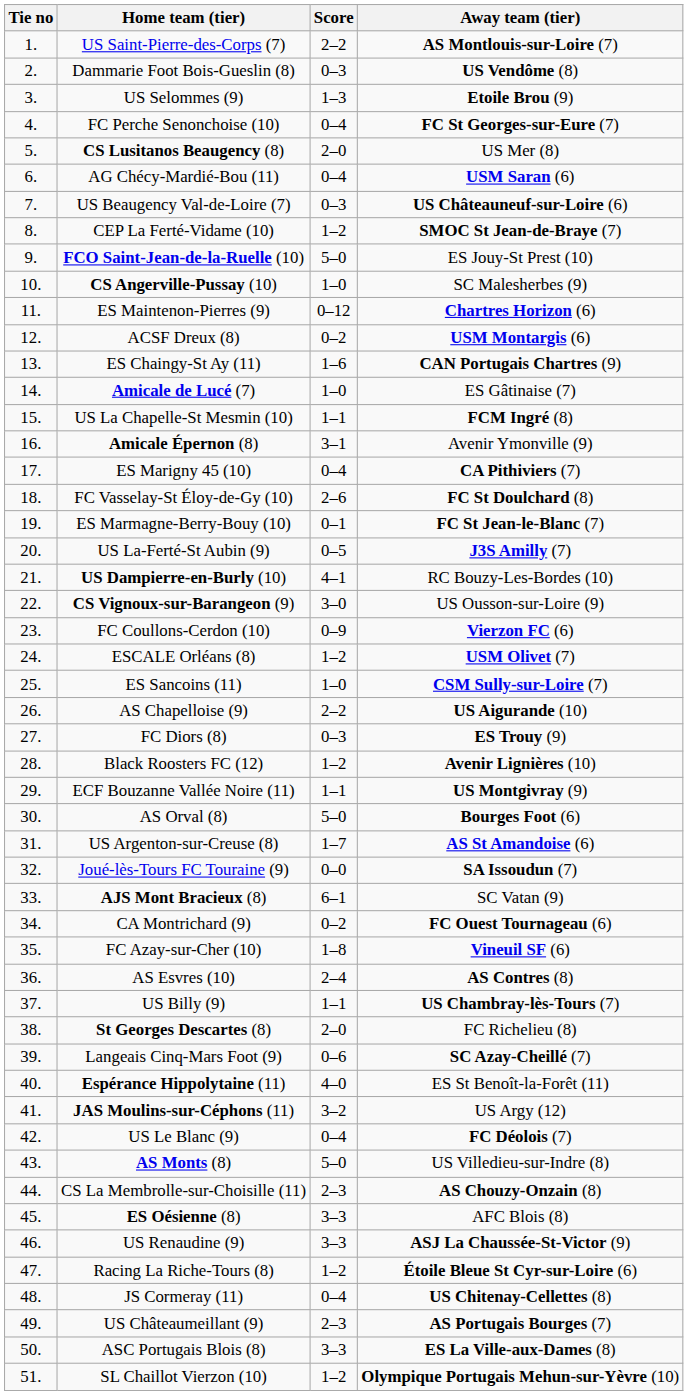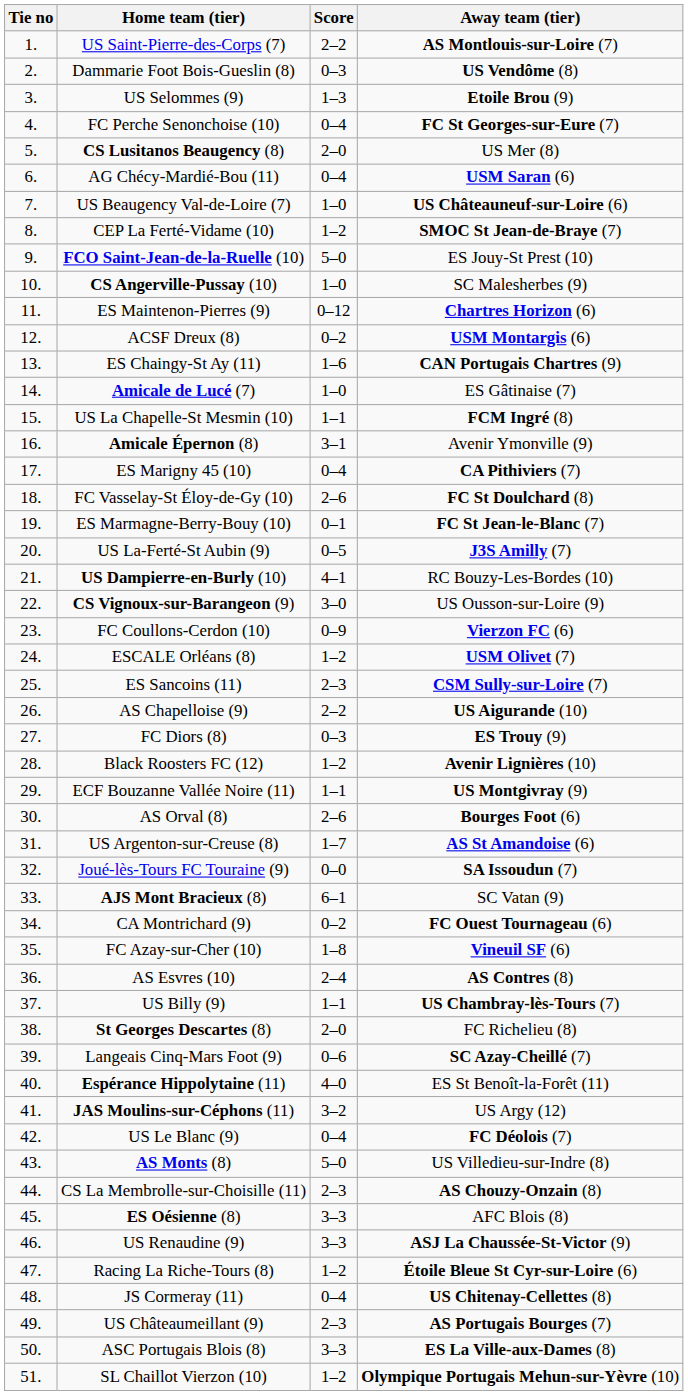(334, 204) 0–3 -> (334, 204) 1–0
(334, 683) 1–0 -> (334, 683) 2–3
(334, 817) 5–0 -> (334, 817) 2–6
